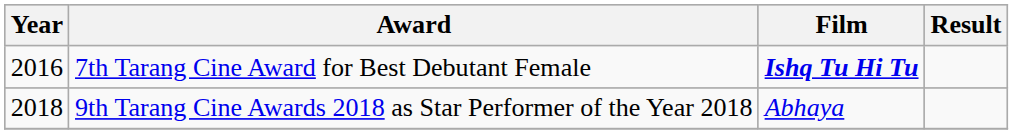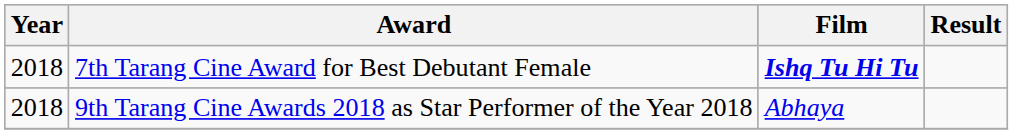(37, 66) 2016 -> (37, 66) 2018
